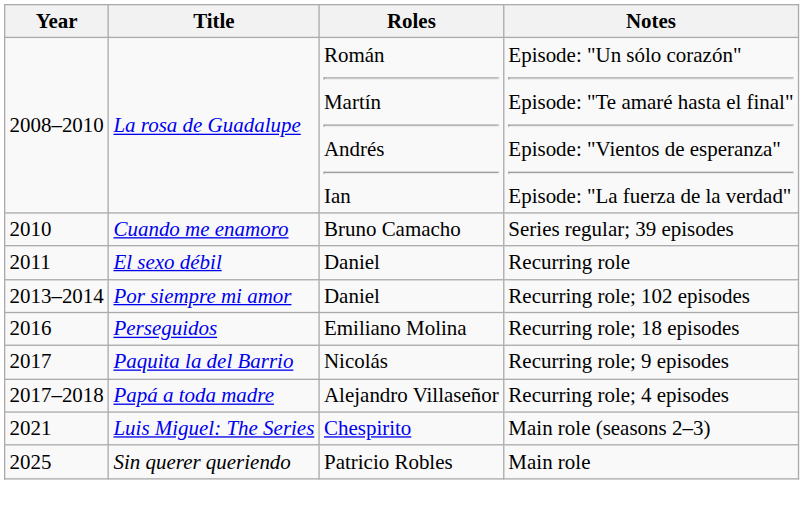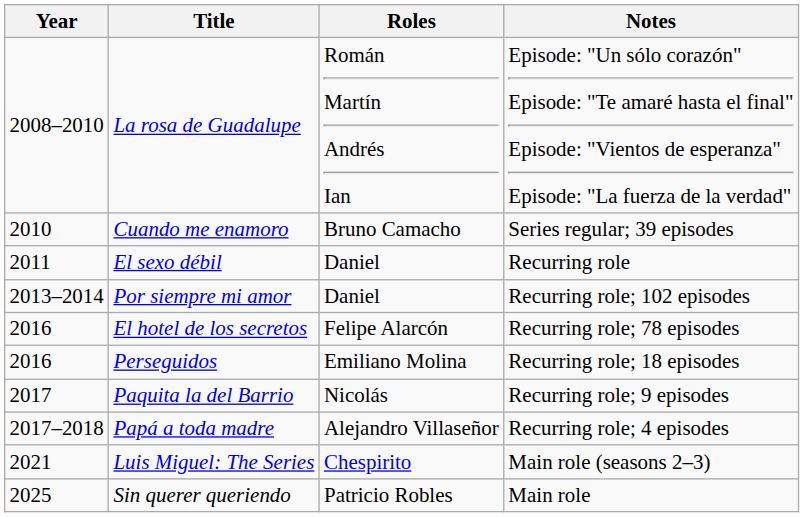+ row: (210, 328)
